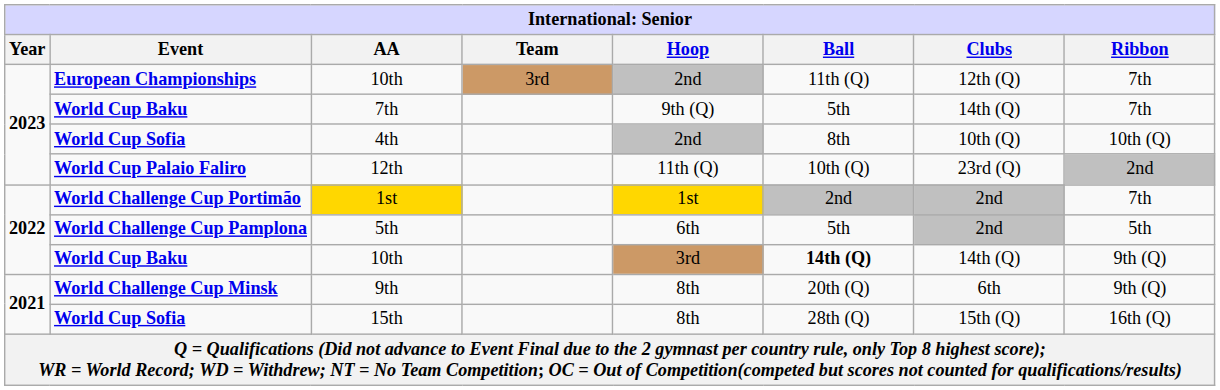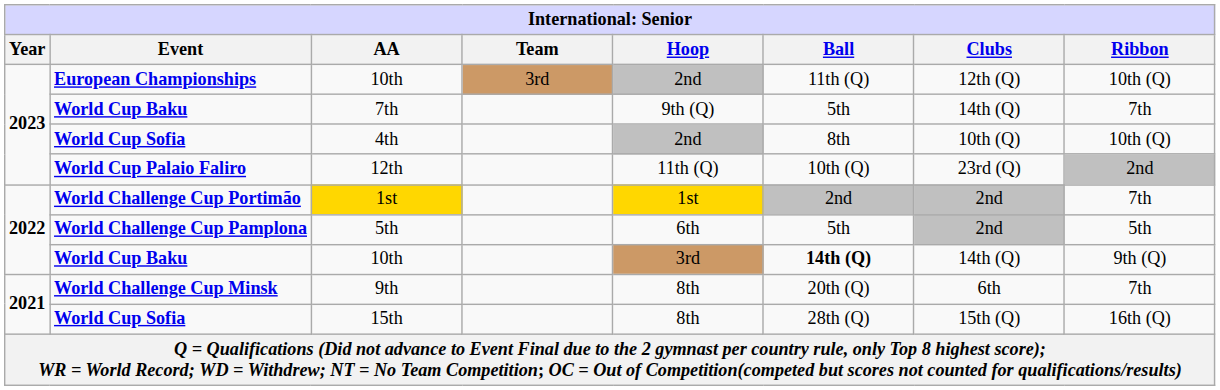(1140, 79) 7th -> (1140, 79) 10th (Q)
(1140, 288) 9th (Q) -> (1140, 288) 7th
